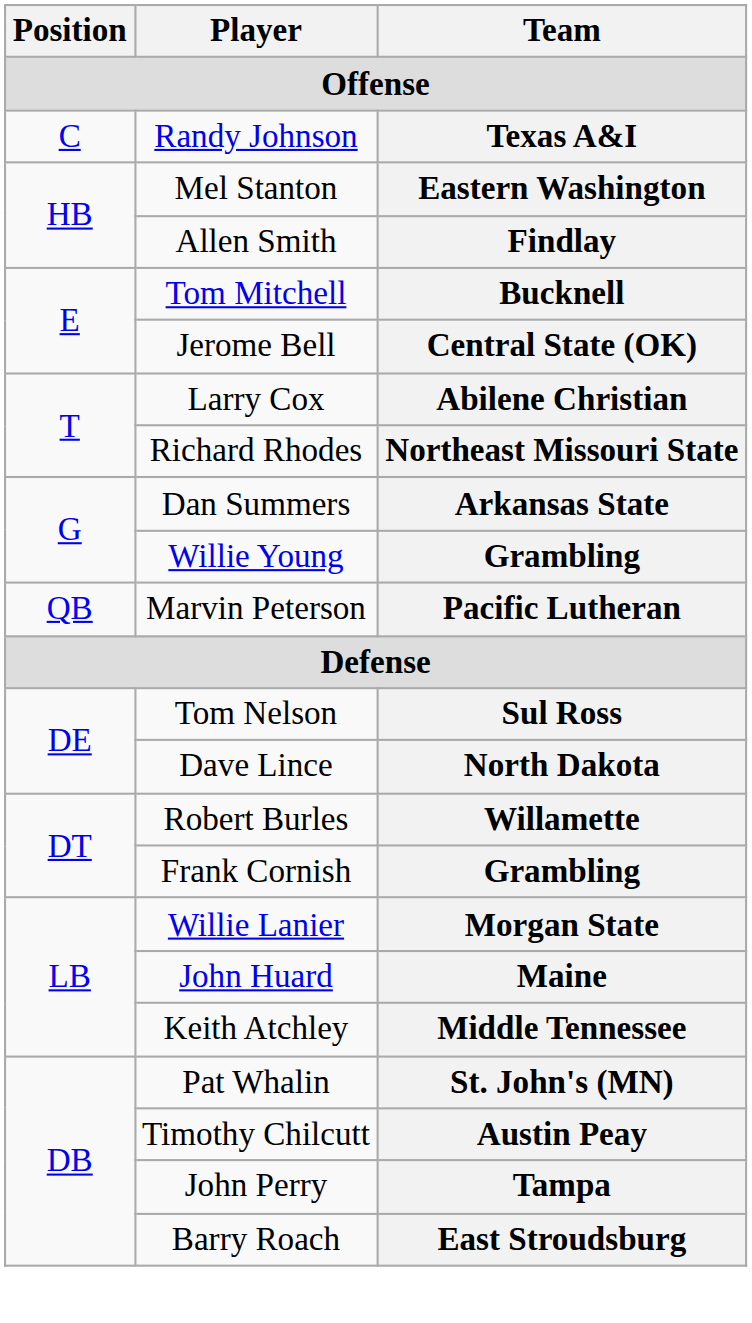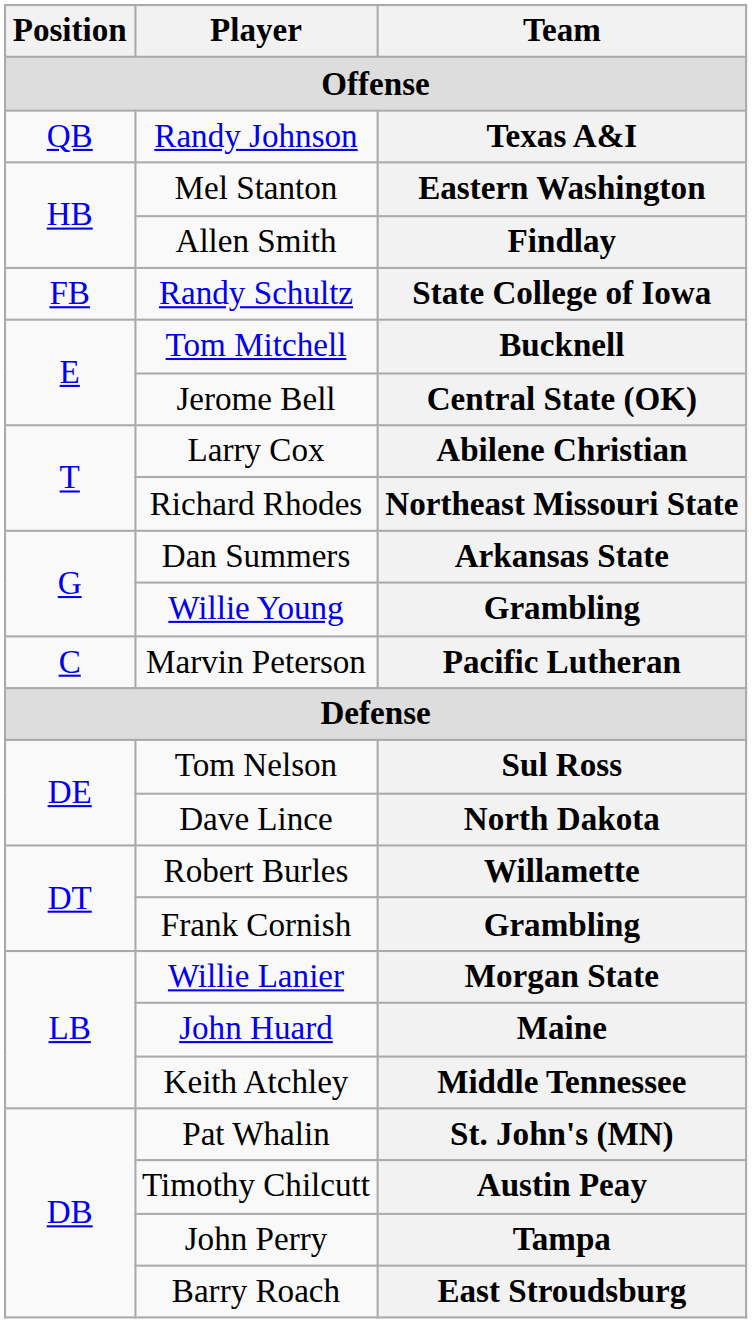(70, 135) C -> (70, 135) QB
+ row: (256, 293)
(70, 608) QB -> (70, 661) C
